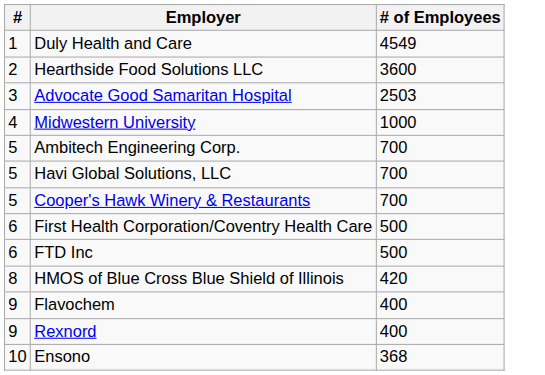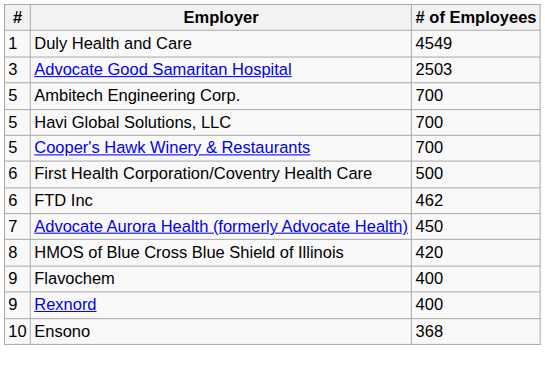- row: (149, 69)
- row: (115, 122)
(394, 252) 500 -> (429, 200) 462
+ row: (221, 226)
